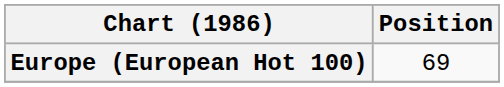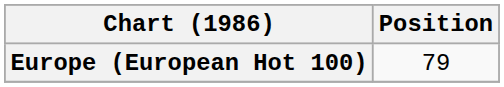(436, 63) 69 -> (436, 63) 79
